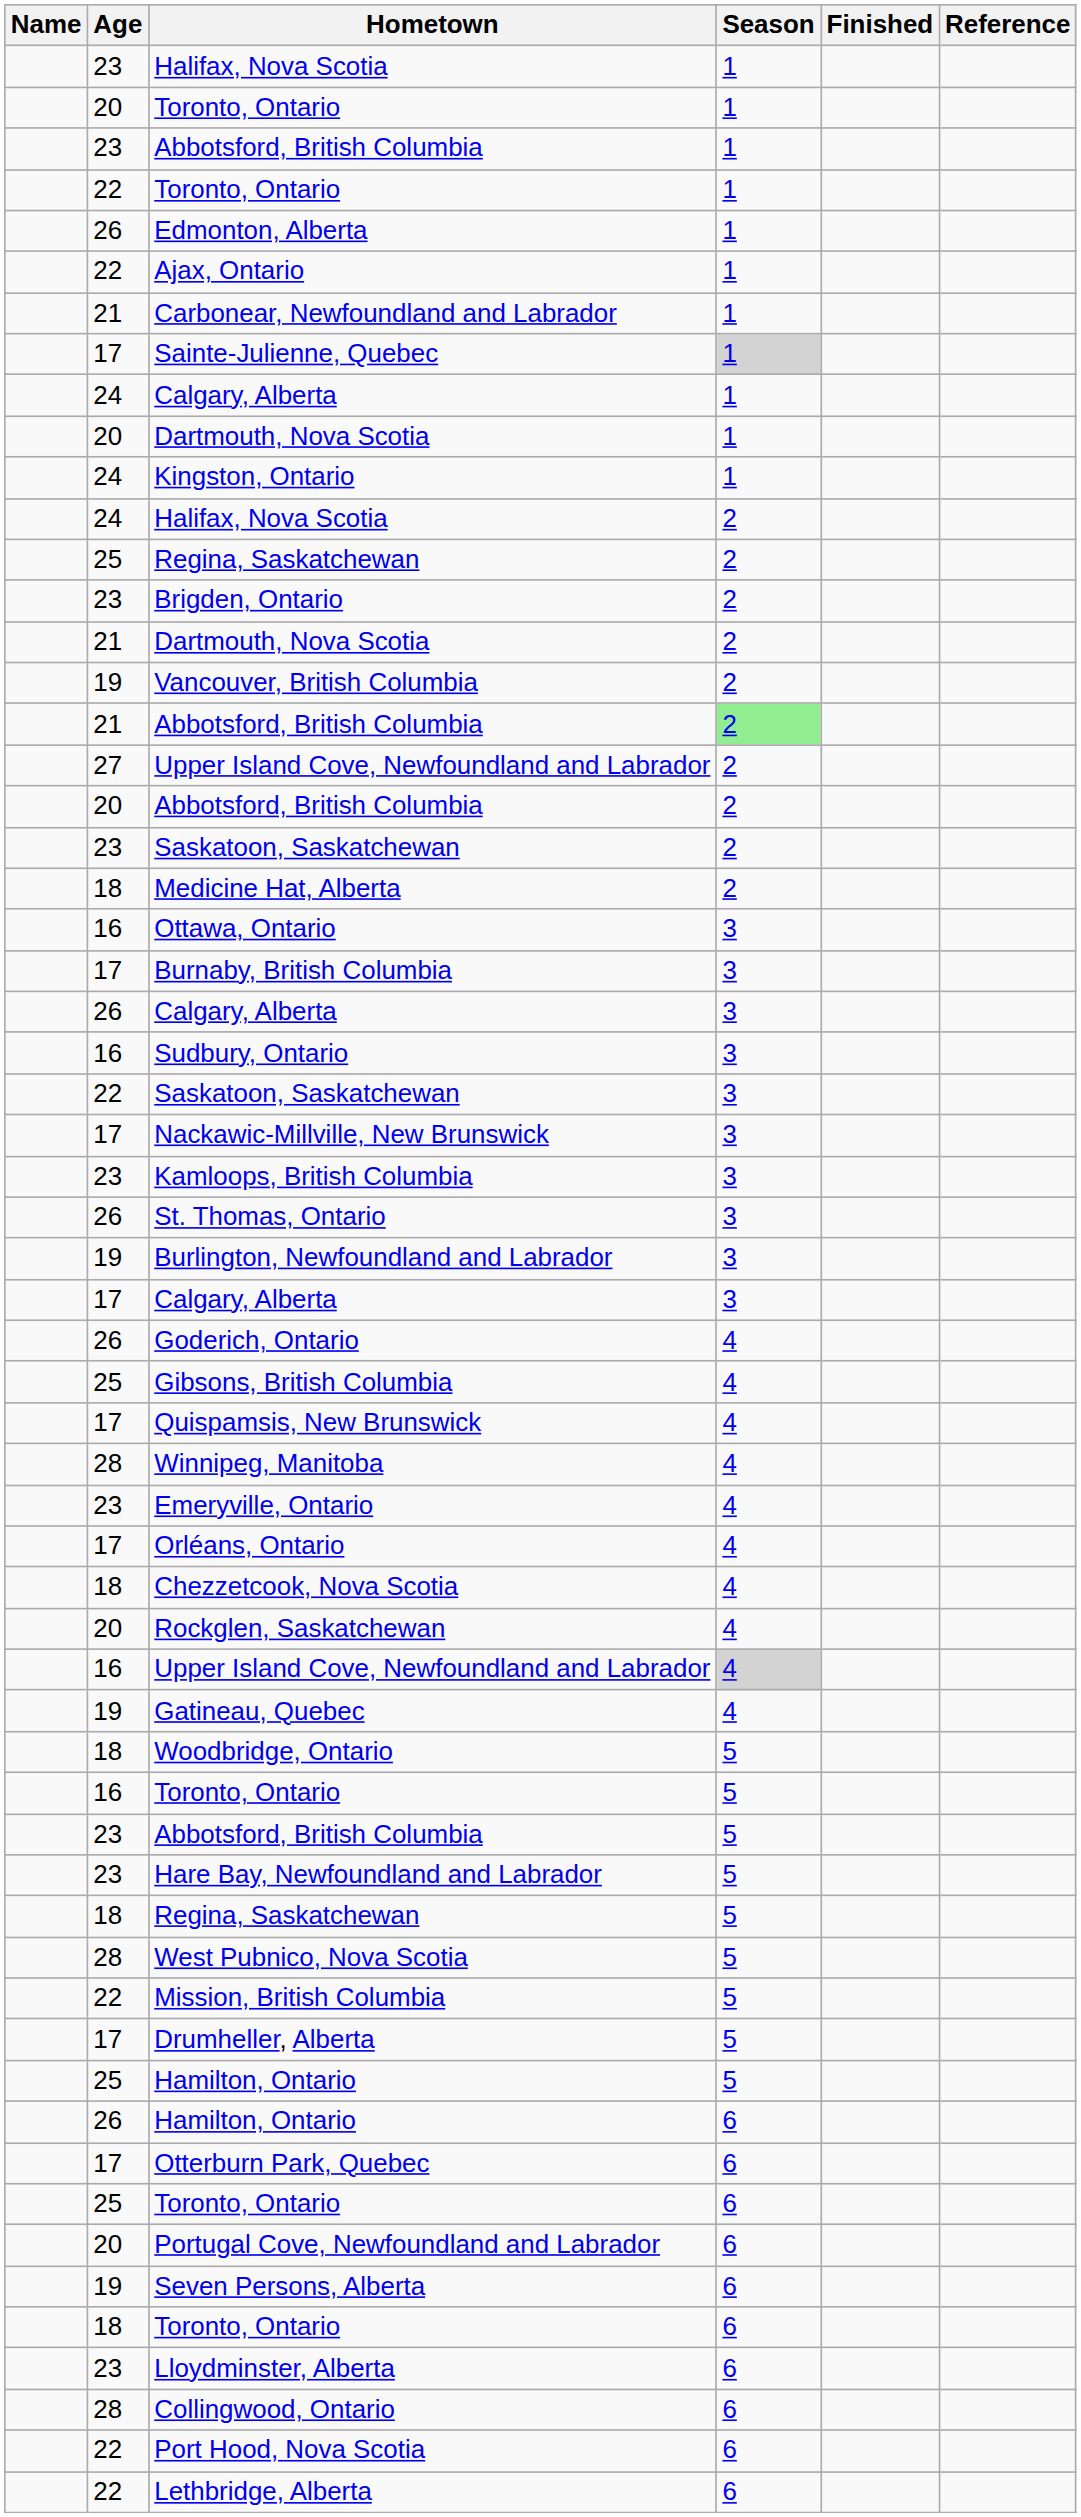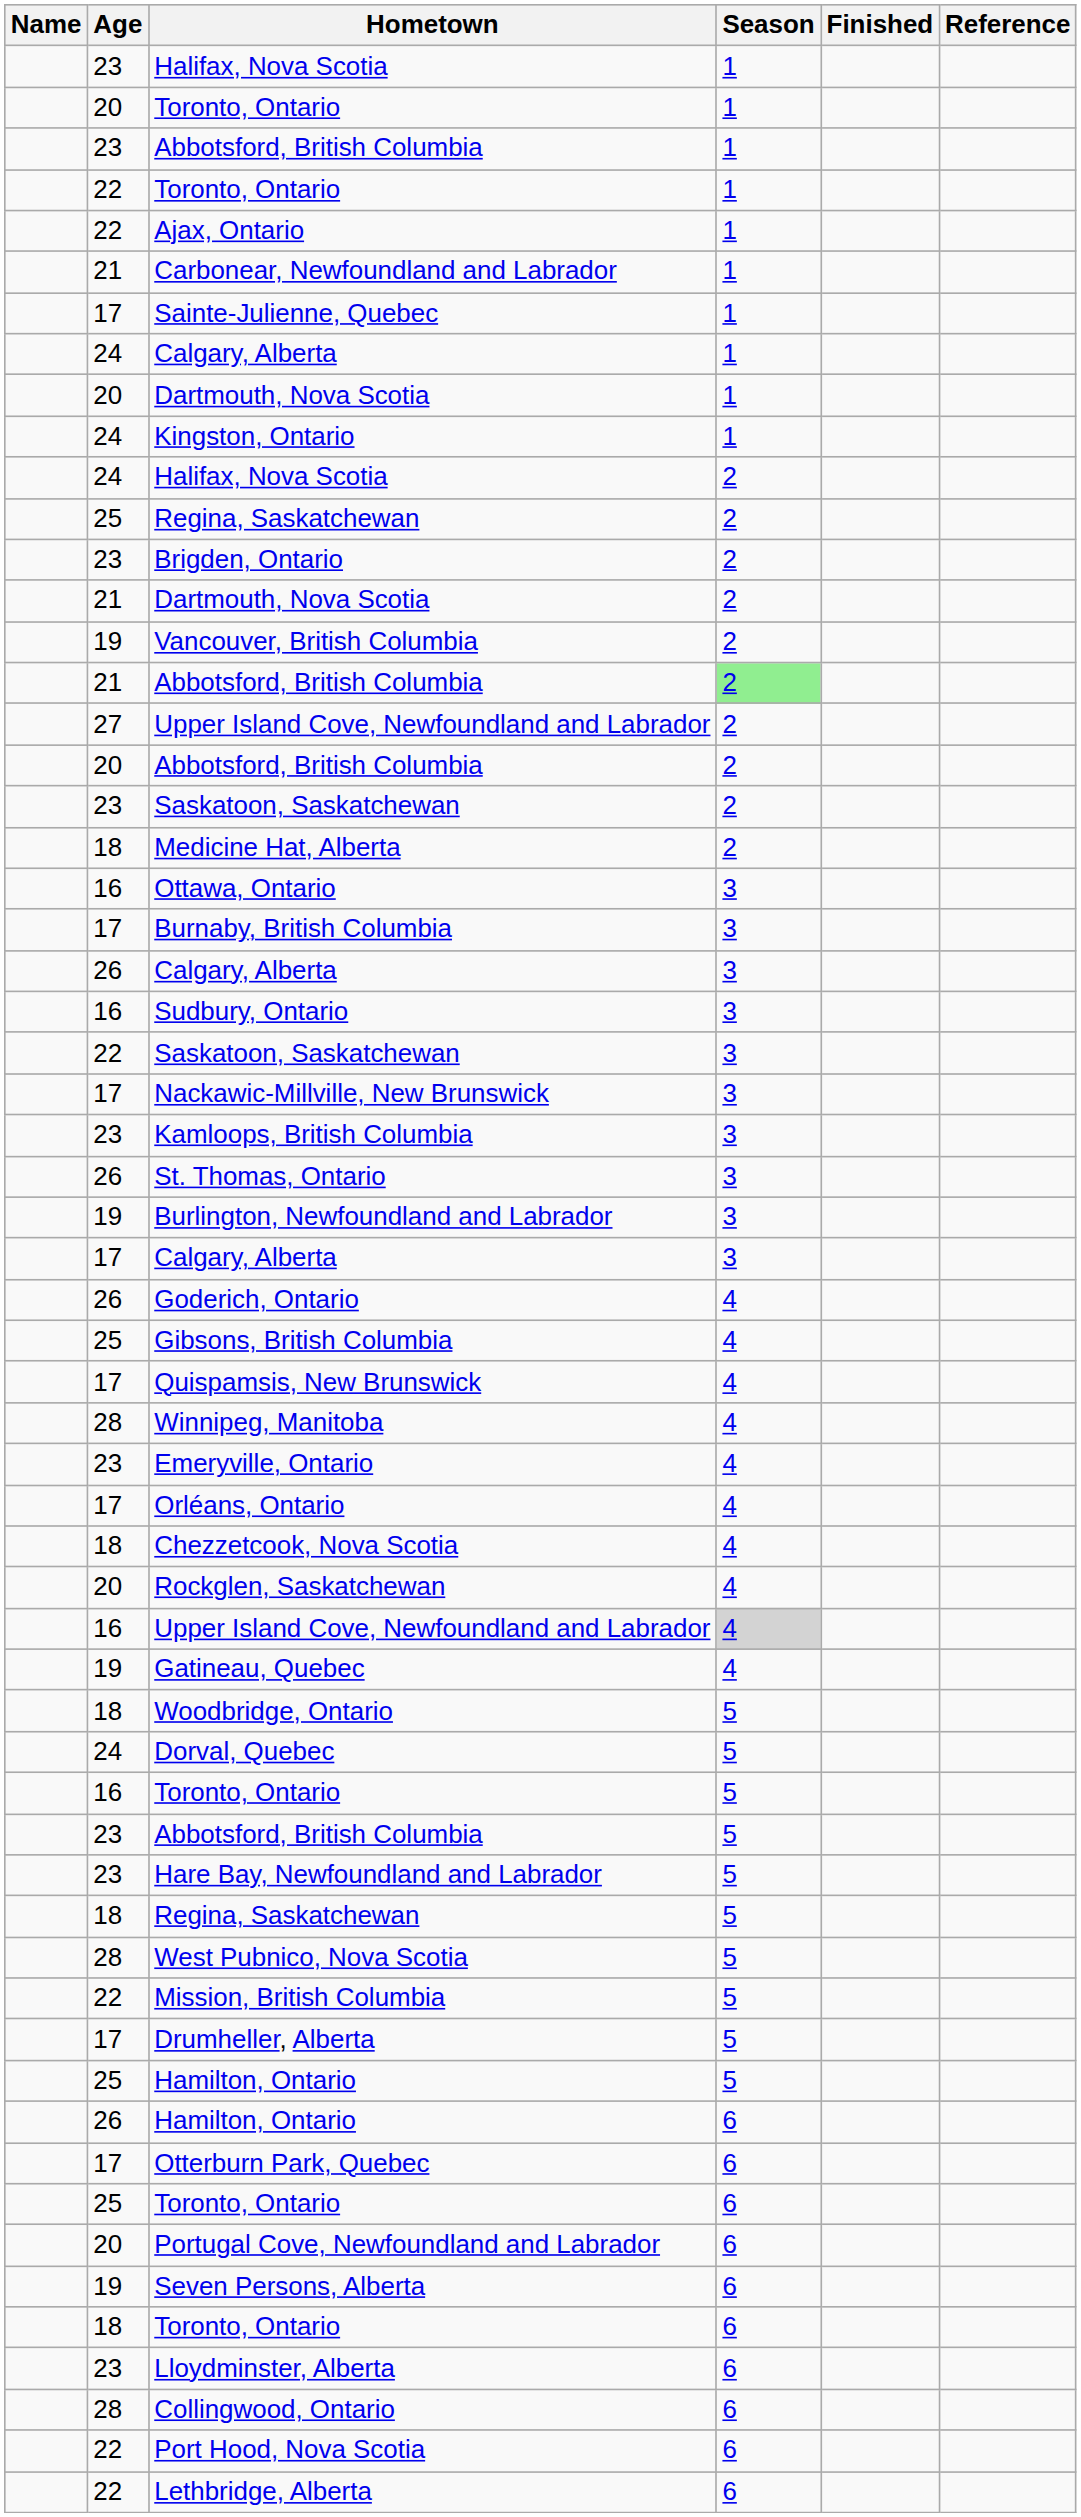- row: (108, 230)
(730, 353) lightgrey background -> (730, 312) no background
+ row: (108, 1751)
